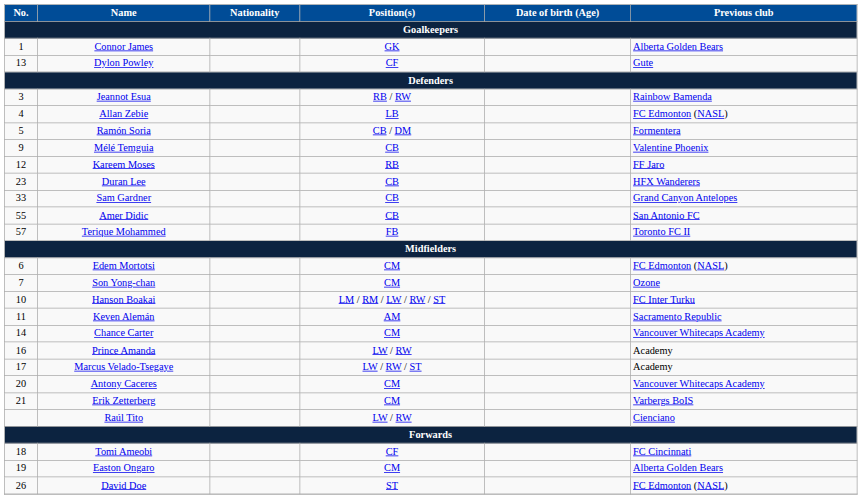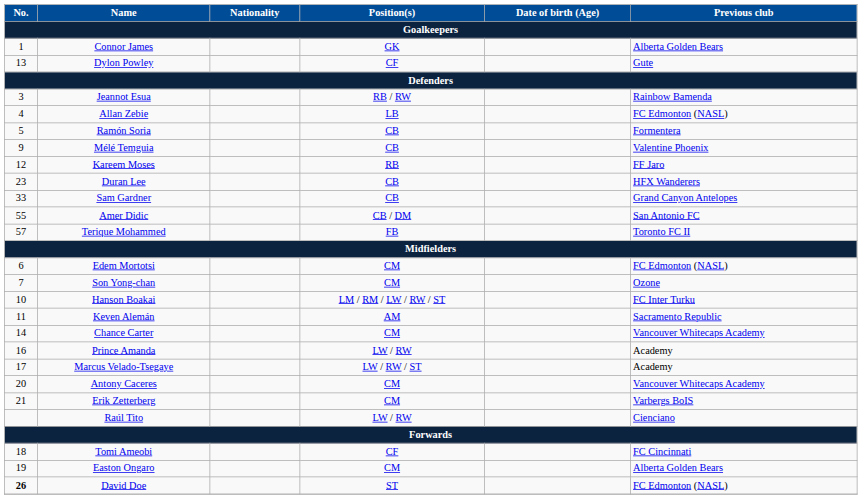(392, 130) CB / DM -> (392, 130) CB
(392, 215) CB -> (392, 215) CB / DM
(21, 485) normal -> (21, 485) bold
